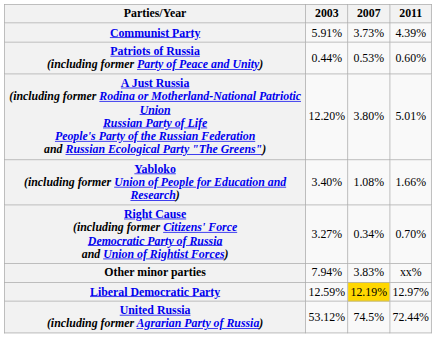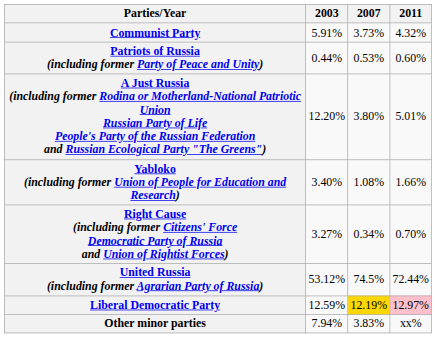(411, 32) 4.39% -> (411, 32) 4.32%
rows swapped: (155, 317) <-> (155, 273)
(411, 291) no background -> (411, 305) pink background
